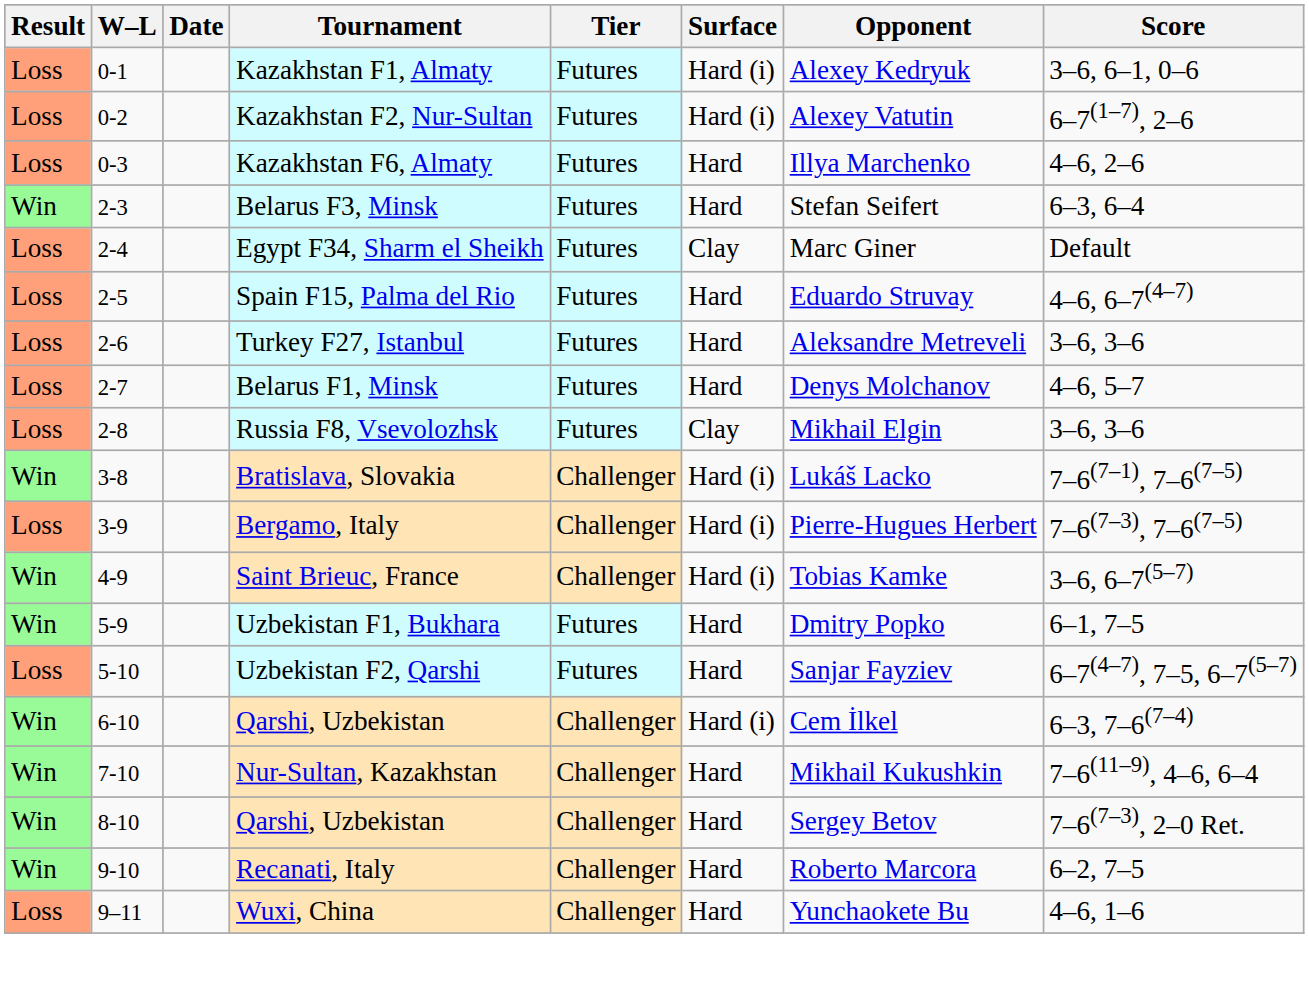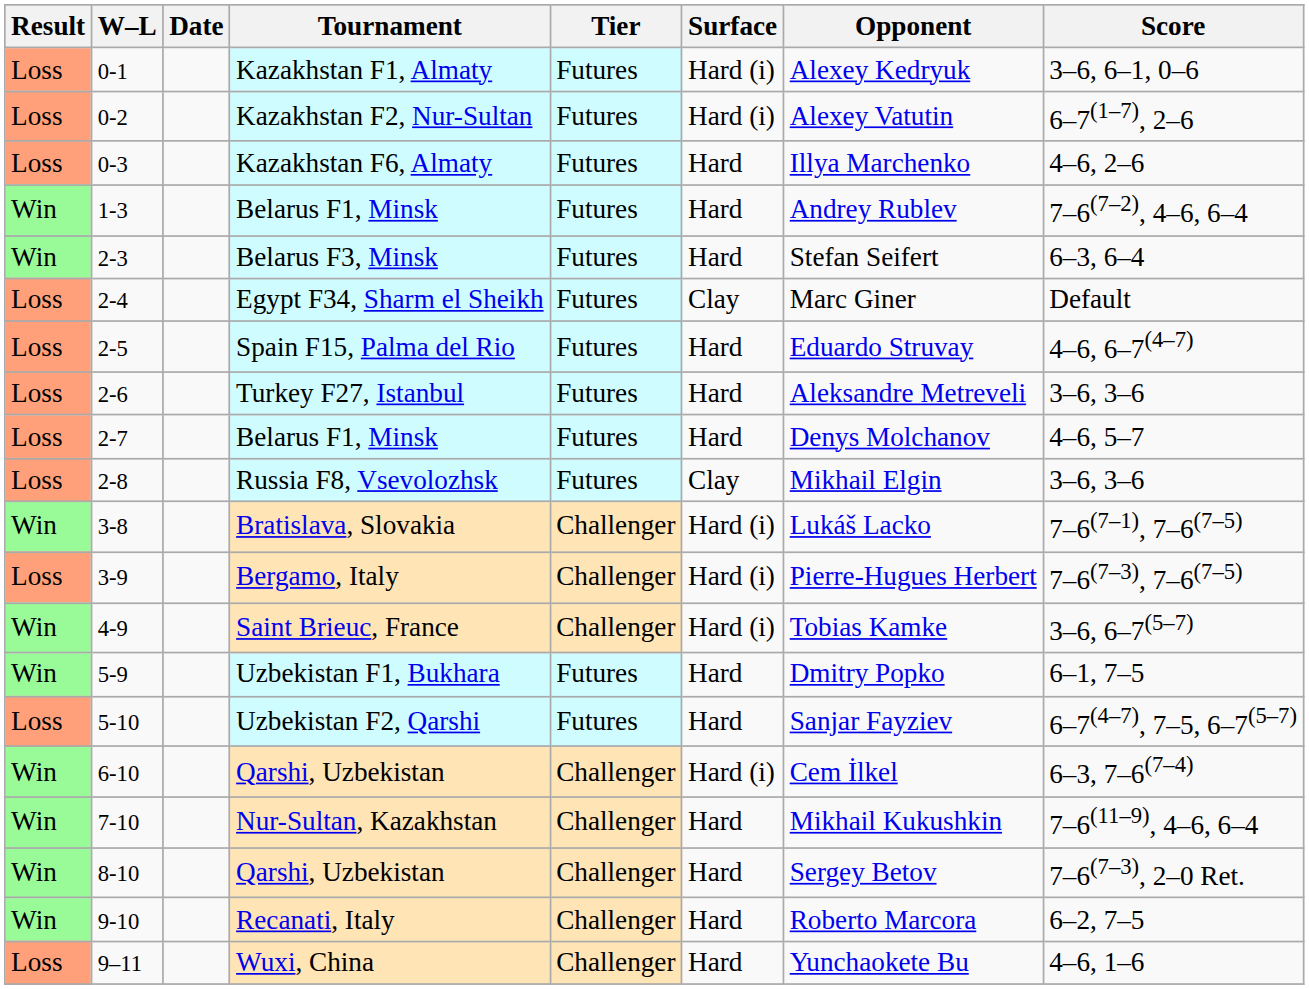+ row: (113, 211)
